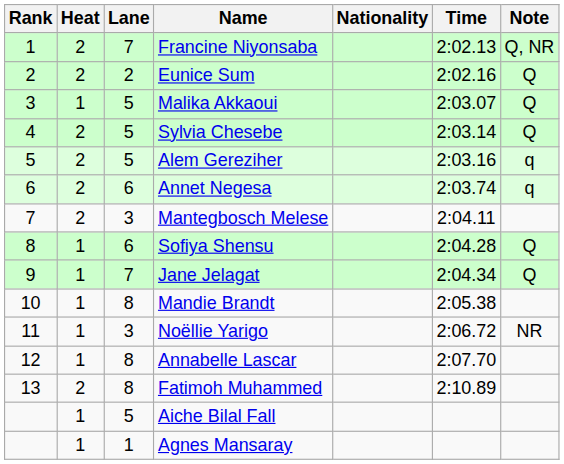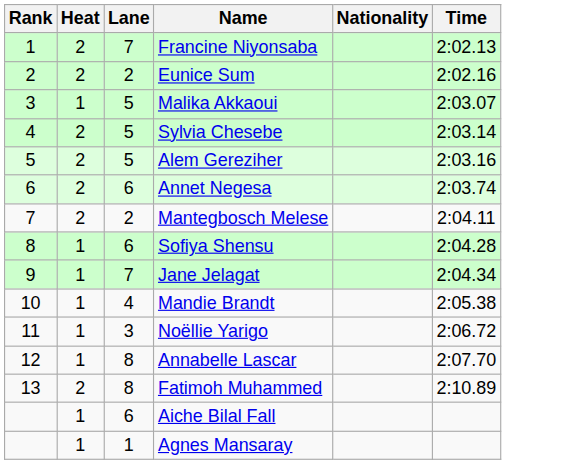- column: (529, 18)
(129, 217) 3 -> (129, 217) 2
(129, 302) 8 -> (129, 302) 4
(129, 416) 5 -> (129, 416) 6
